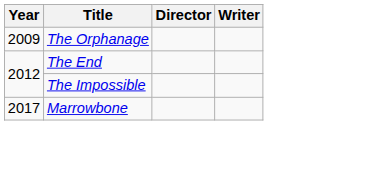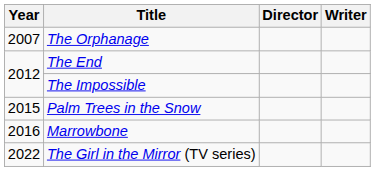(24, 39) 2009 -> (24, 39) 2007
+ row: (124, 108)
(24, 108) 2017 -> (24, 131) 2016
+ row: (151, 154)
